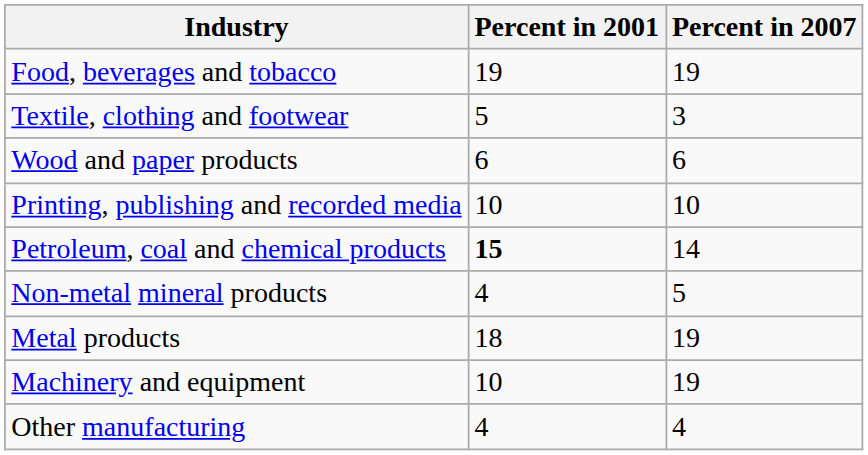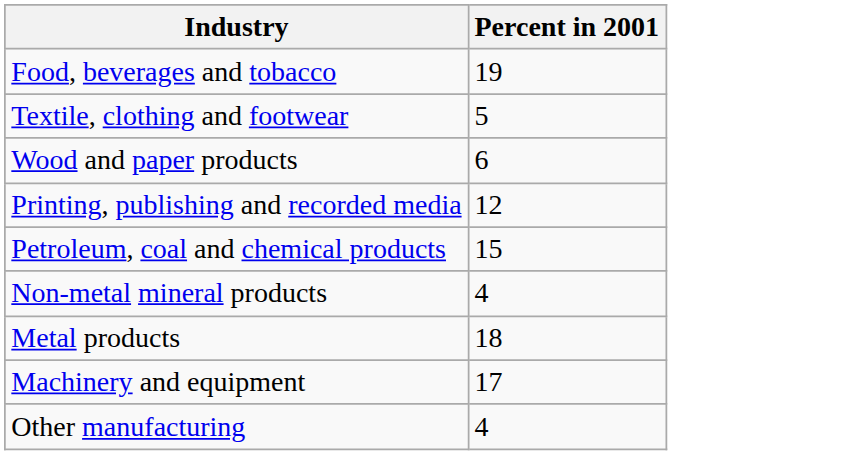- column: (764, 26)
(489, 204) 10 -> (489, 204) 12
(489, 248) bold -> (489, 248) normal
(489, 381) 10 -> (489, 381) 17
